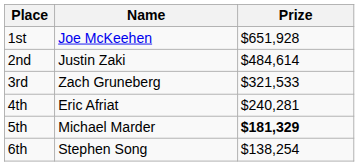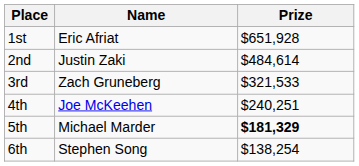(105, 37) Joe McKeehen -> (88, 37) Eric Afriat
(88, 104) Eric Afriat -> (105, 104) Joe McKeehen
(270, 104) $240,281 -> (270, 104) $240,251
